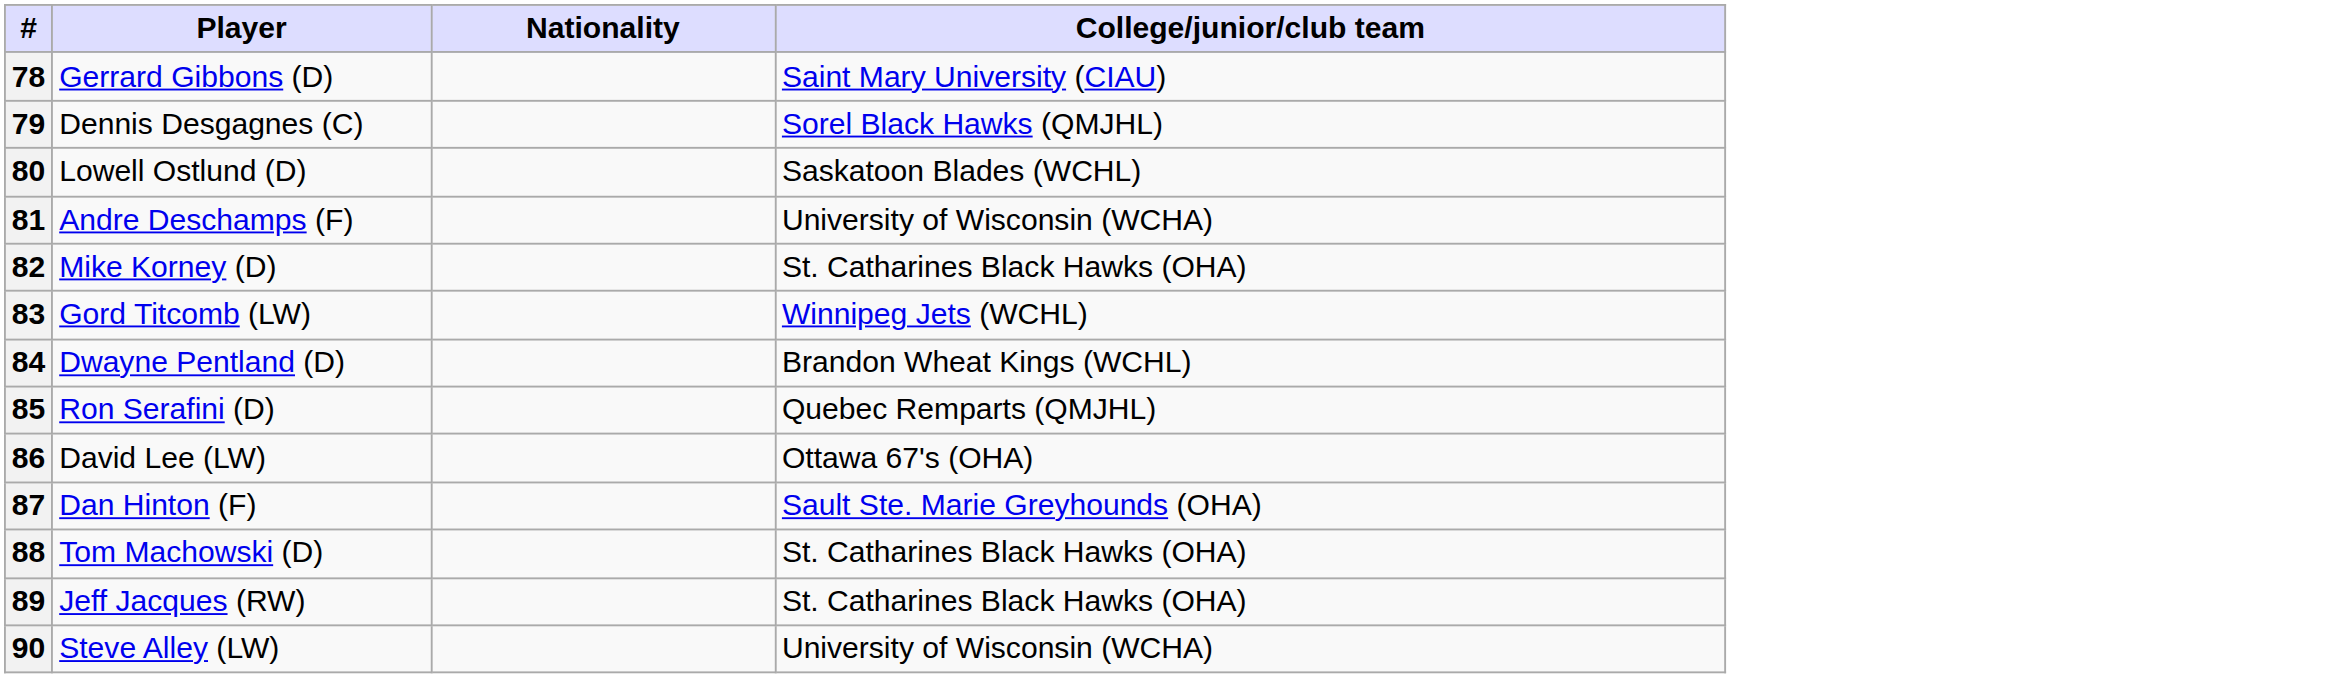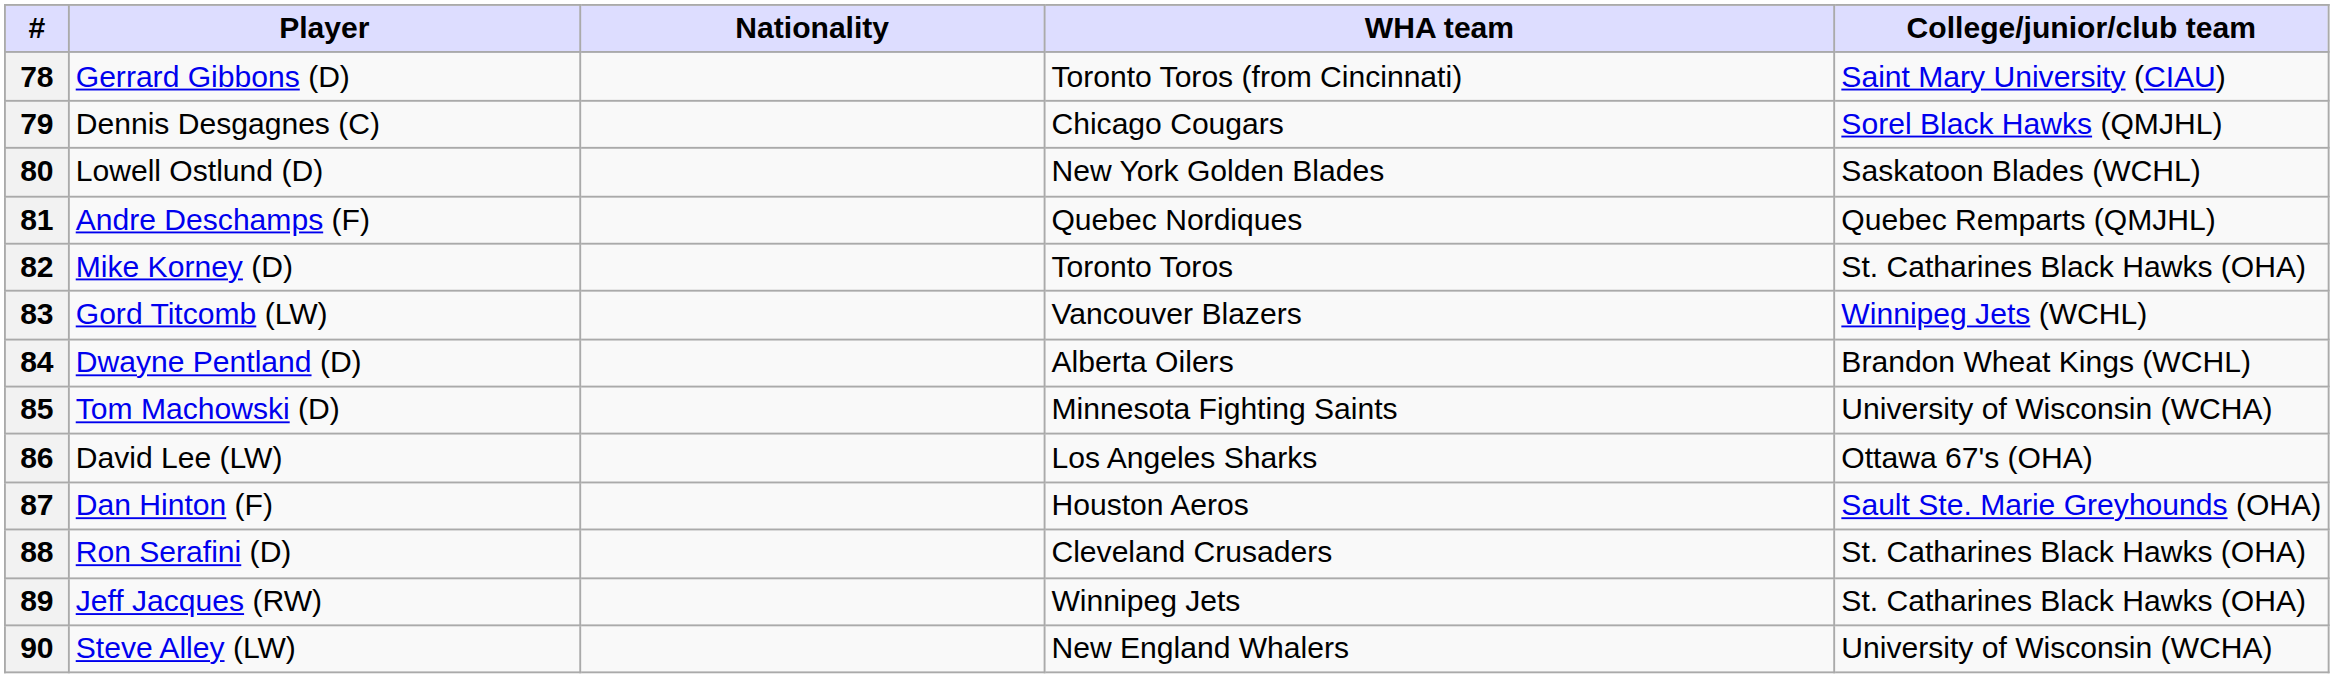+ column: (1439, 28)
(998, 219) University of Wisconsin (WCHA) -> (2029, 219) Quebec Remparts (QMJHL)
(167, 409) Ron Serafini (D) -> (208, 409) Tom Machowski (D)
(969, 409) Quebec Remparts (QMJHL) -> (2057, 409) University of Wisconsin (WCHA)
(191, 553) Tom Machowski (D) -> (184, 553) Ron Serafini (D)
